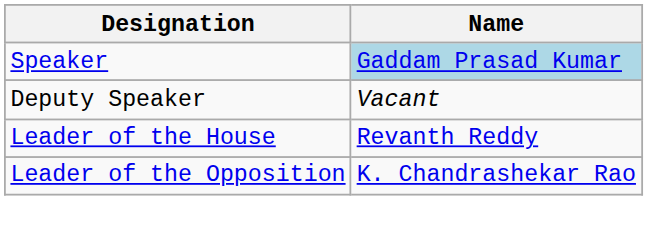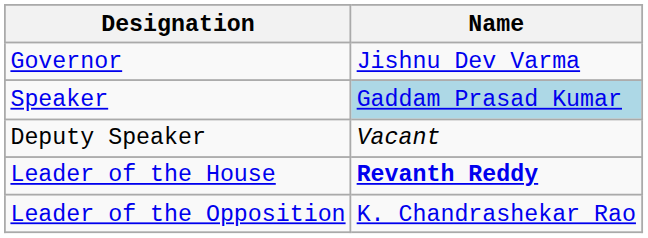+ row: (66, 62)
(447, 138) normal -> (447, 176) bold
